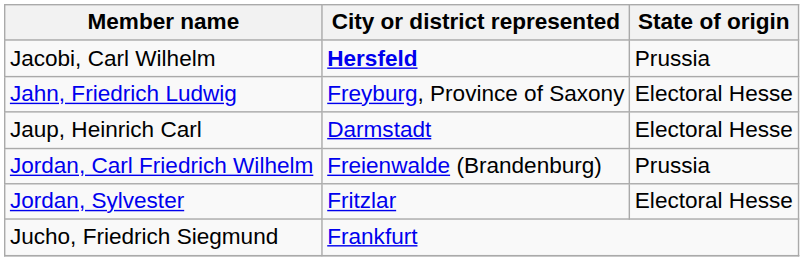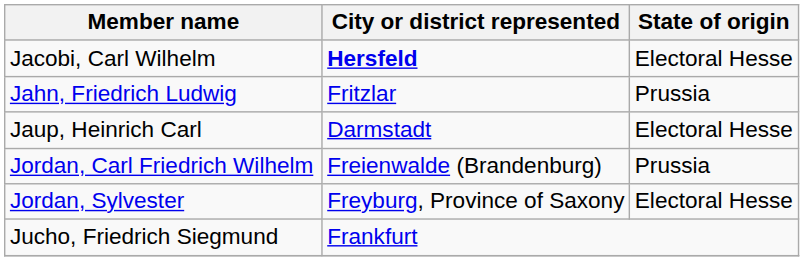(672, 58) Prussia -> (714, 58) Electoral Hesse
(476, 93) Freyburg, Province of Saxony -> (362, 93) Fritzlar
(714, 93) Electoral Hesse -> (672, 93) Prussia
(362, 201) Fritzlar -> (476, 201) Freyburg, Province of Saxony
